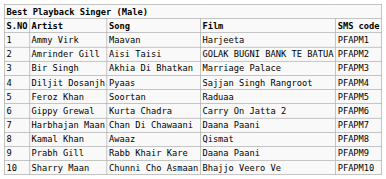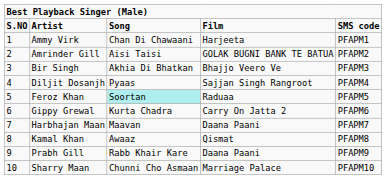(125, 40) Maavan -> (151, 40) Chan Di Chawaani
(242, 68) Marriage Palace -> (242, 68) Bhajjo Veero Ve
(127, 97) no background -> (127, 97) paleturquoise background
(151, 125) Chan Di Chawaani -> (125, 125) Maavan
(242, 168) Bhajjo Veero Ve -> (242, 168) Marriage Palace
